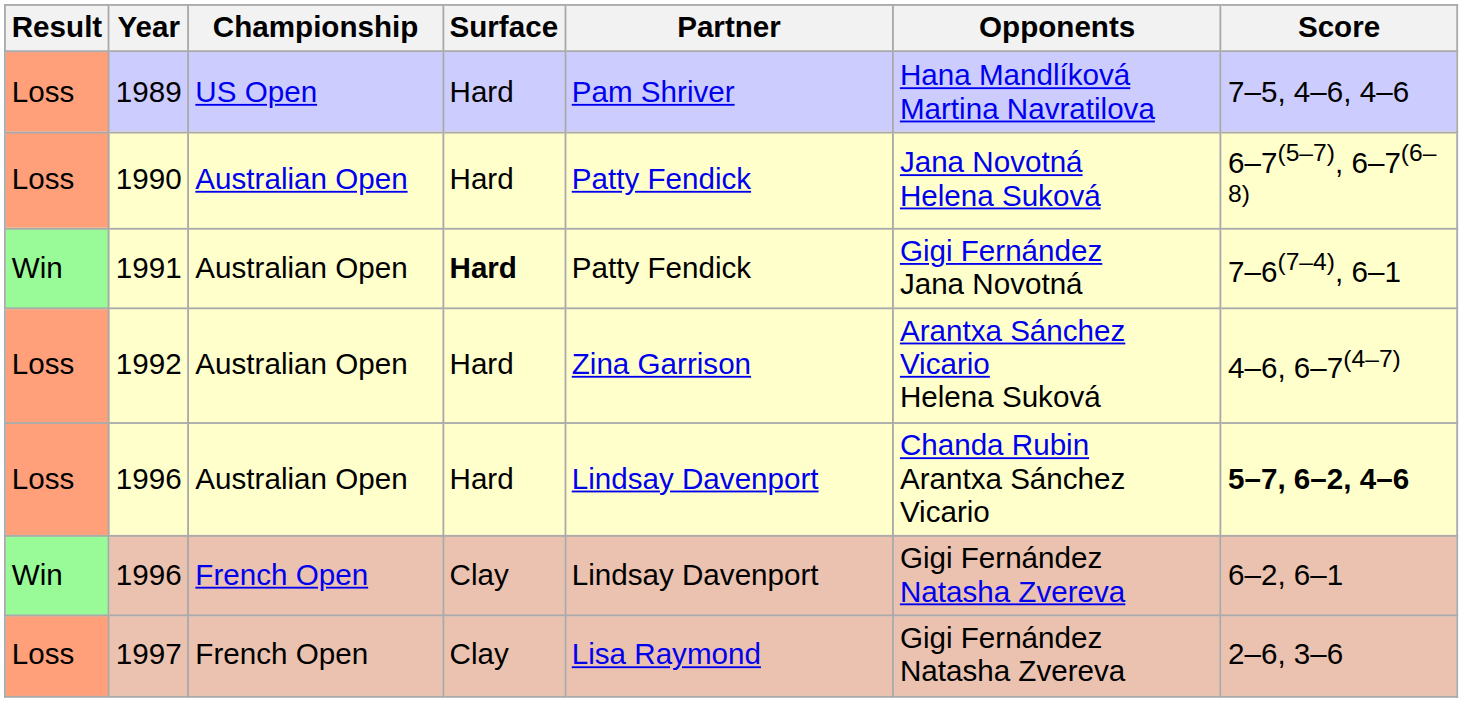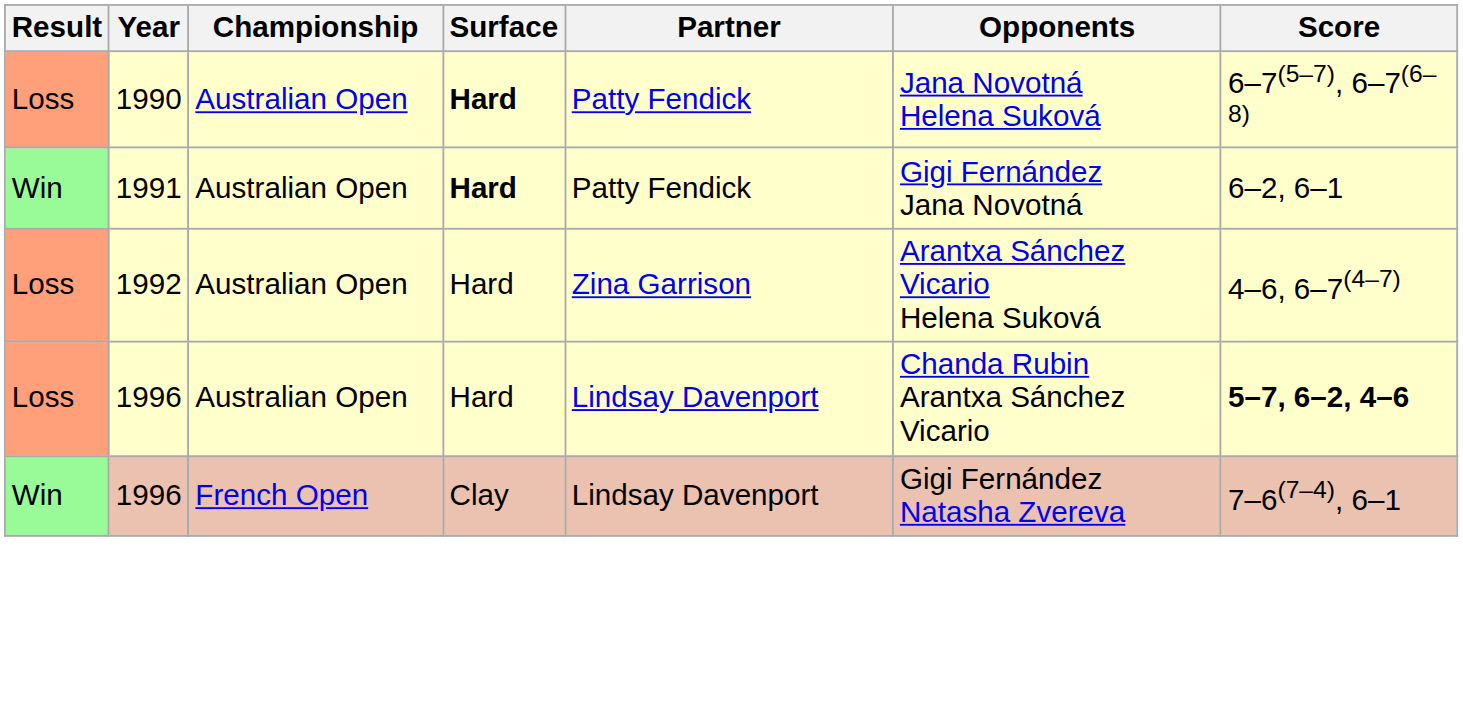- row: (149, 91)
(482, 179) normal -> (483, 99) bold
(1314, 268) 7–6(7–4), 6–1 -> (1286, 187) 6–2, 6–1
(1286, 575) 6–2, 6–1 -> (1314, 495) 7–6(7–4), 6–1
- row: (149, 655)
